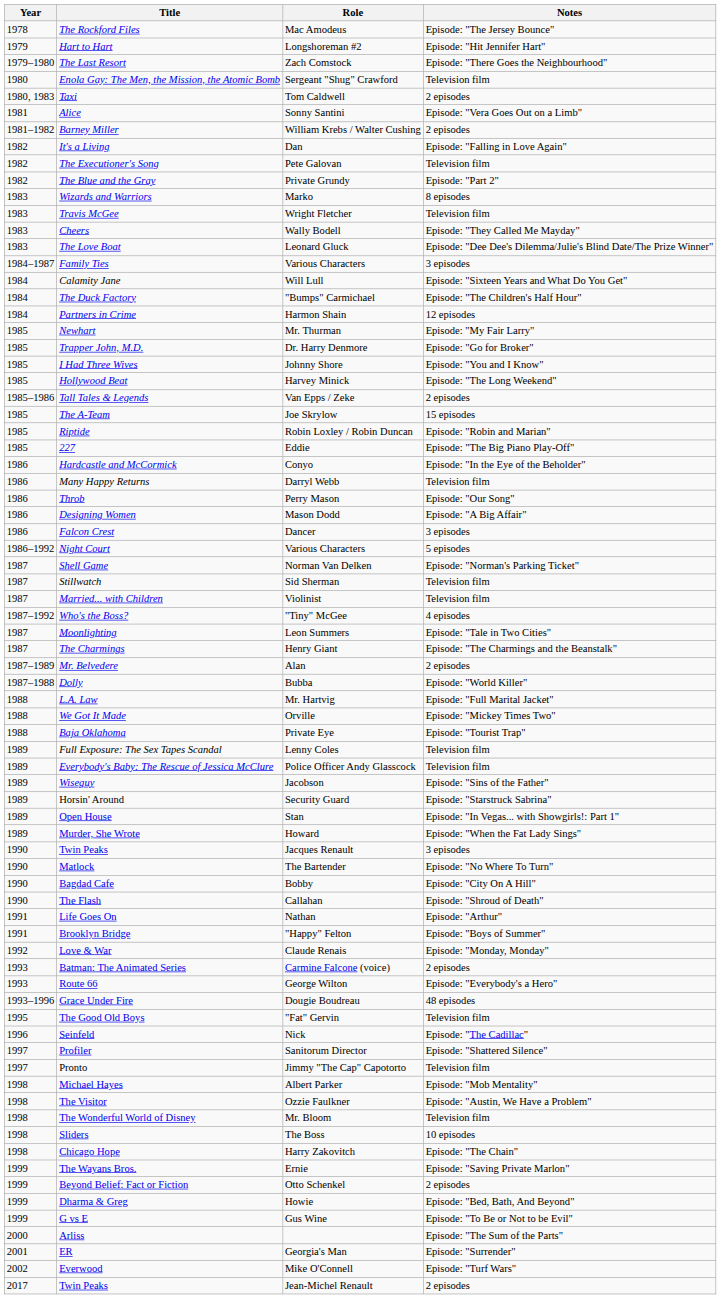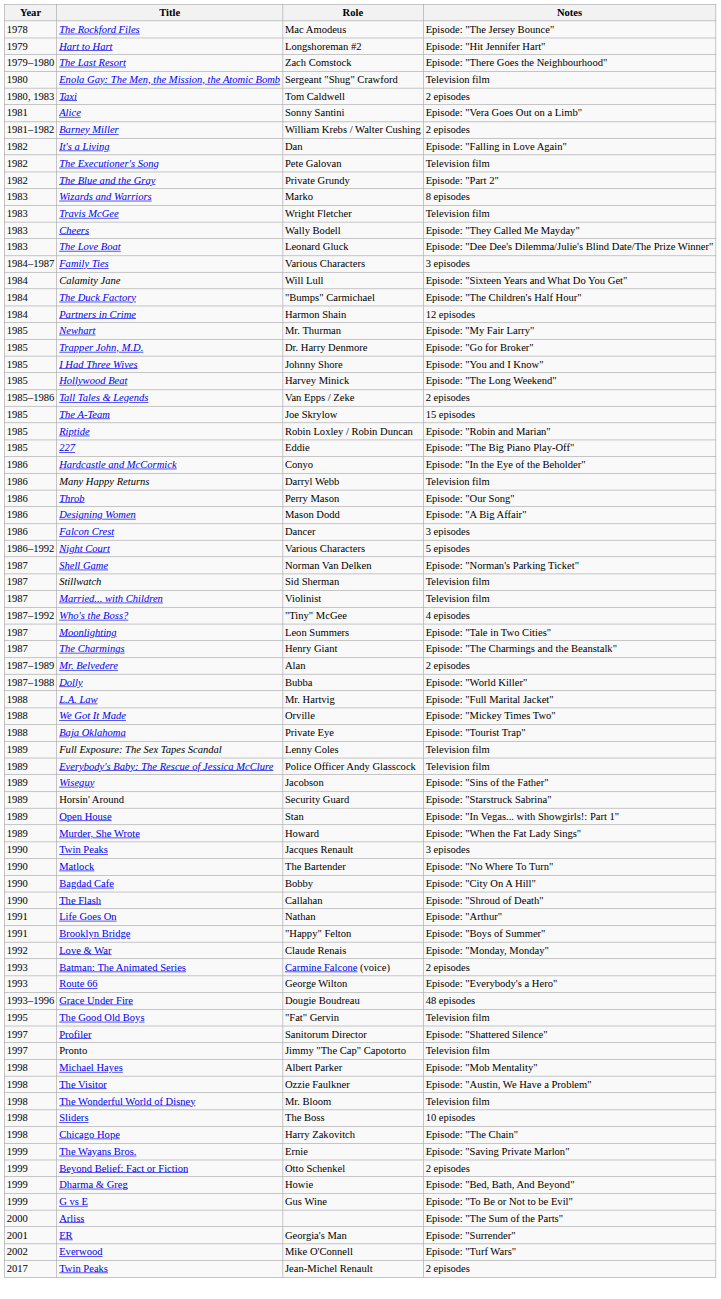- row: (77, 1034)
